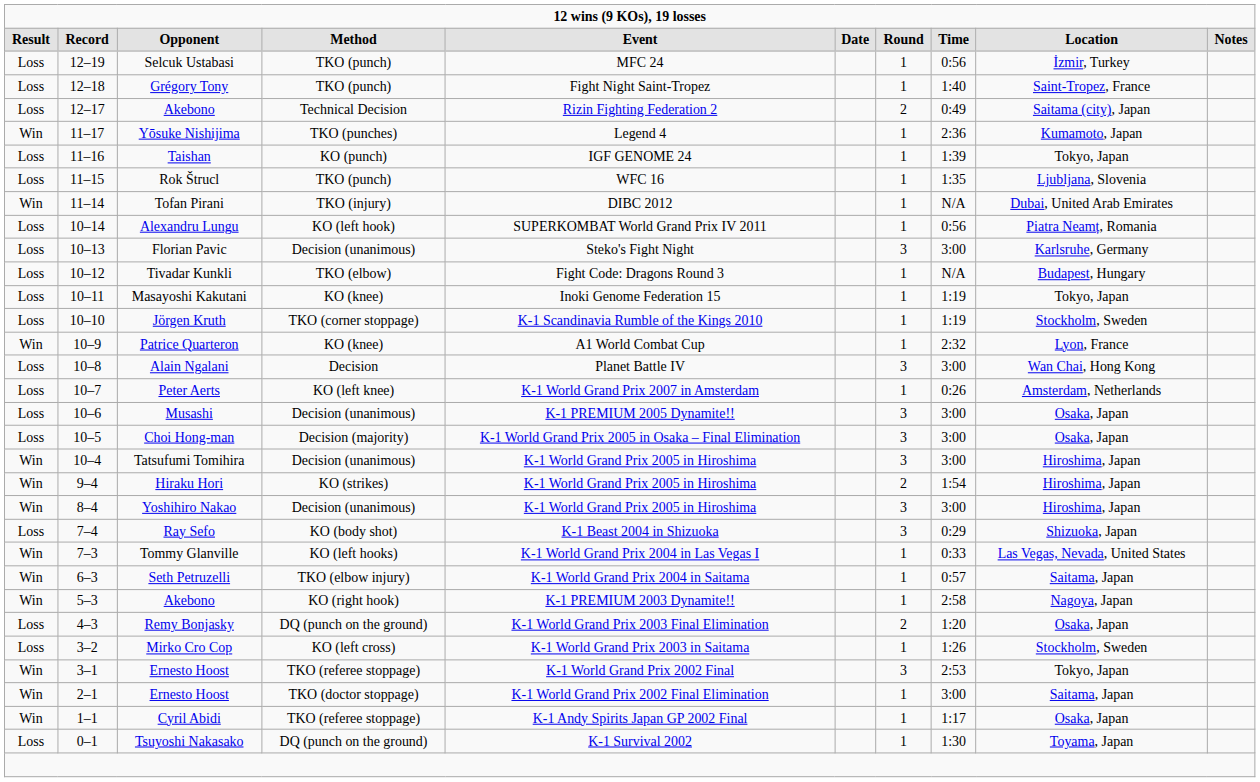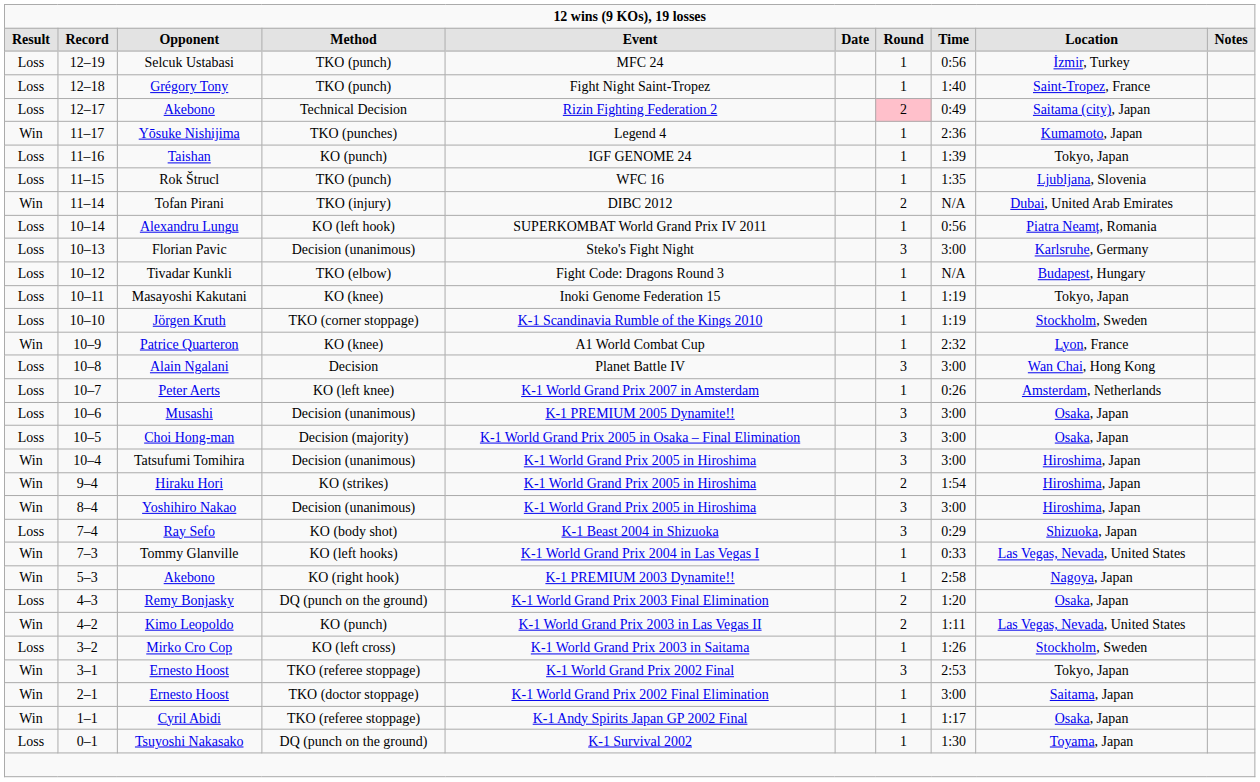(904, 109) no background -> (904, 109) pink background
(904, 203) 1 -> (904, 203) 2
- row: (87, 577)
+ row: (87, 624)
